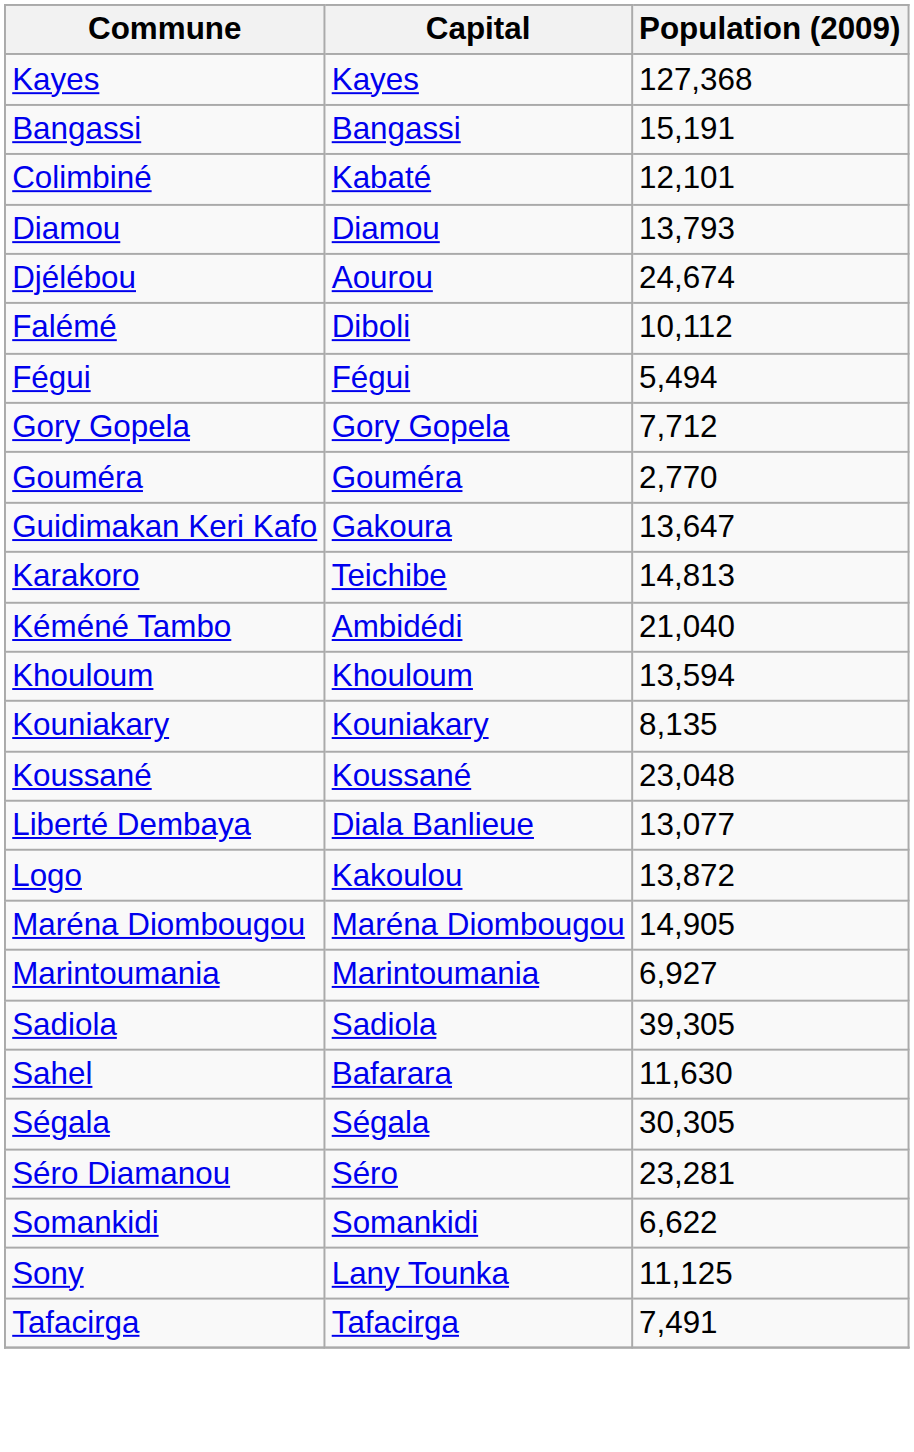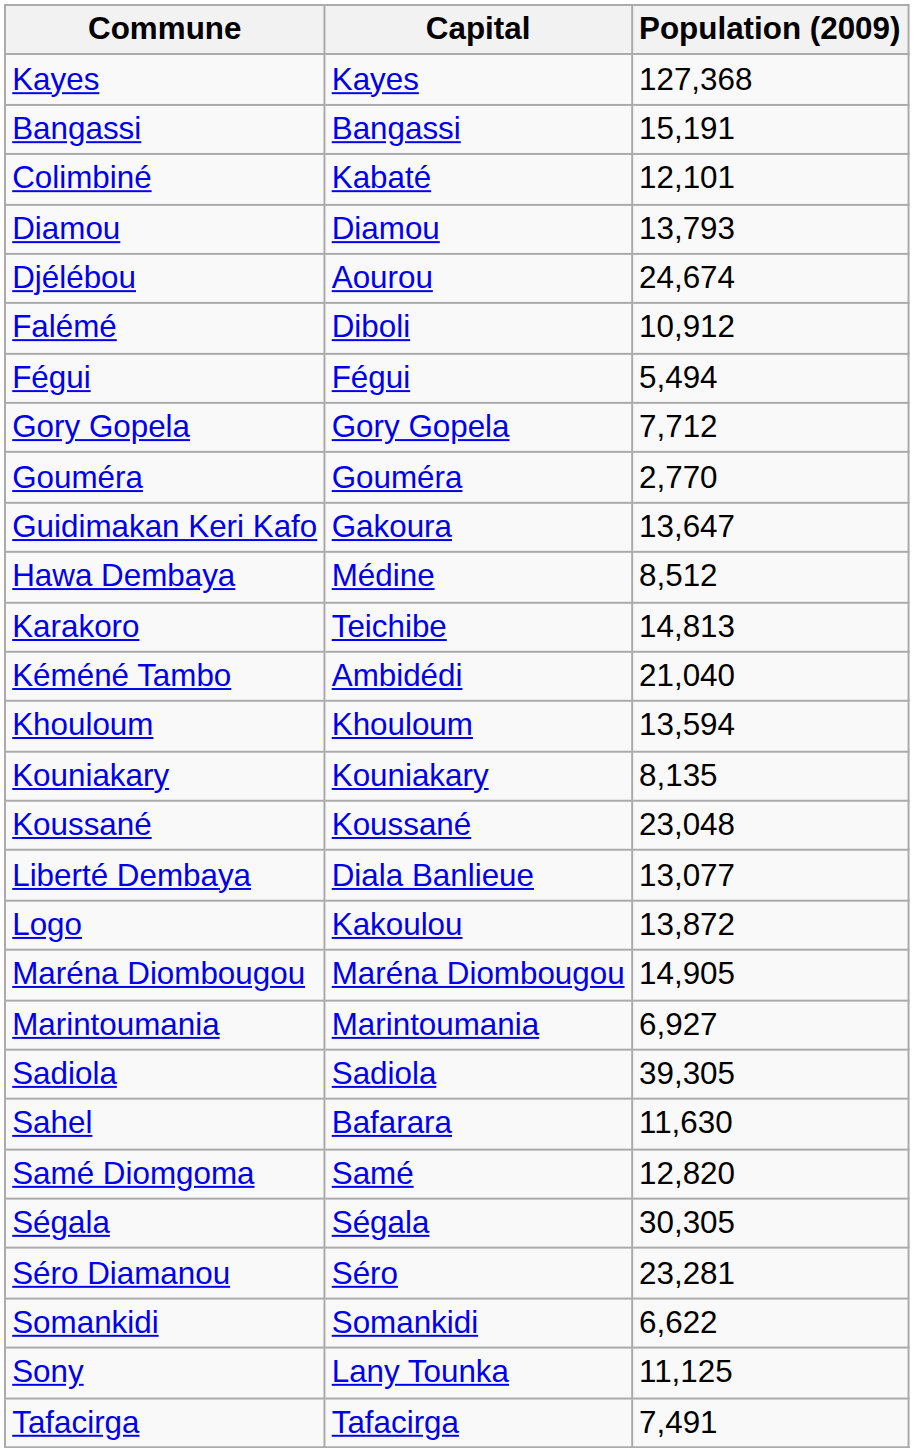(686, 327) 10,112 -> (687, 327) 10,912
+ row: (124, 576)
+ row: (133, 1173)
